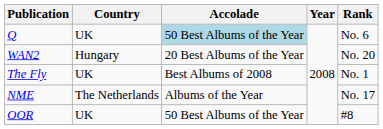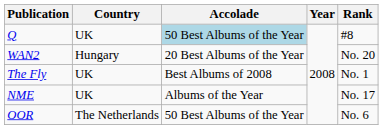(355, 34) No. 6 -> (347, 34) #8
(117, 94) The Netherlands -> (84, 94) UK
(84, 114) UK -> (117, 114) The Netherlands
(347, 114) #8 -> (355, 114) No. 6
